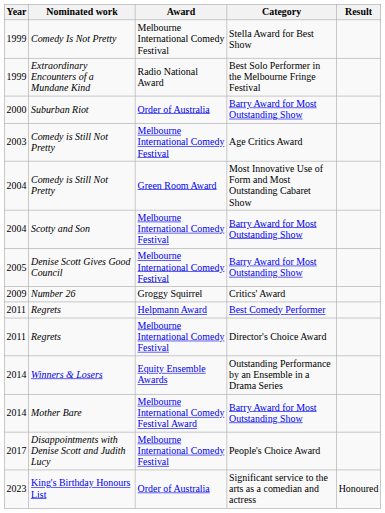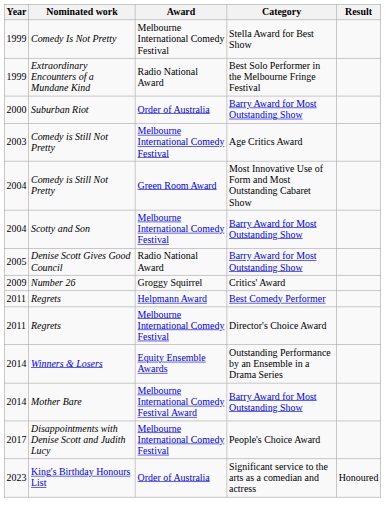(181, 267) Melbourne International Comedy Festival -> (168, 261) Radio National Award
